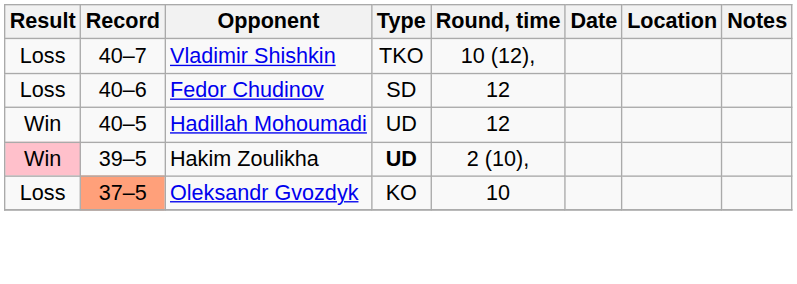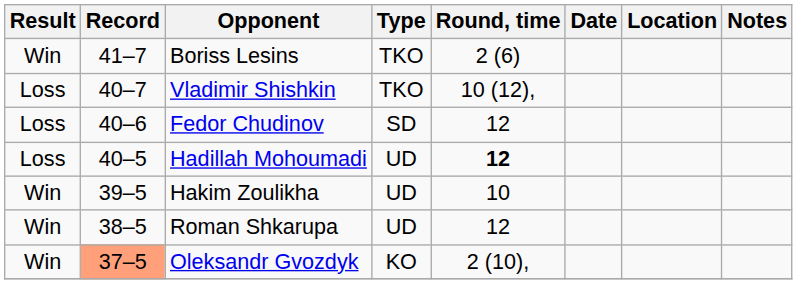+ row: (234, 55)
(43, 124) Win -> (43, 158) Loss
(498, 124) normal -> (498, 158) bold
(43, 158) pink background -> (43, 192) no background
(401, 158) bold -> (401, 192) normal
(498, 158) 2 (10), -> (498, 192) 10
+ row: (254, 227)
(43, 192) Loss -> (43, 261) Win
(498, 192) 10 -> (498, 261) 2 (10),
